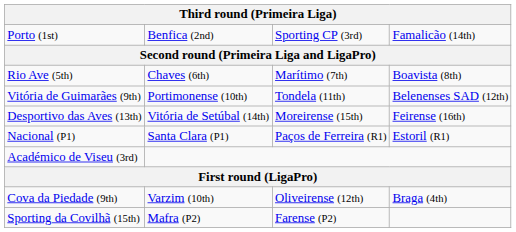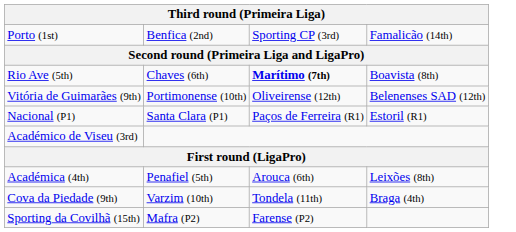(311, 75) normal -> (291, 75) bold
(310, 95) Tondela (11th) -> (296, 95) Oliveirense (12th)
- row: (74, 116)
+ row: (48, 177)
(319, 197) Oliveirense (12th) -> (287, 197) Tondela (11th)
